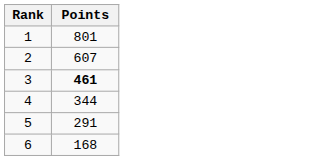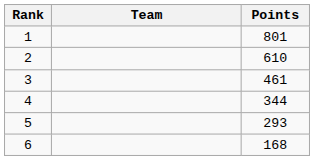+ column: (147, 15)
(85, 59) 607 -> (275, 59) 610
(85, 80) bold -> (275, 80) normal
(85, 123) 291 -> (275, 123) 293
